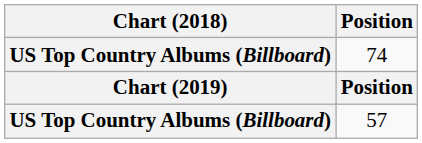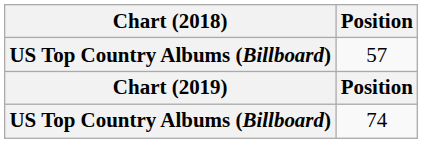rows swapped: (377, 120) <-> (377, 54)
